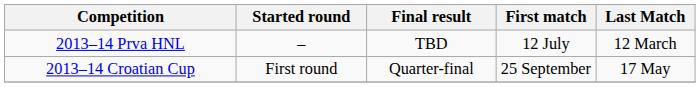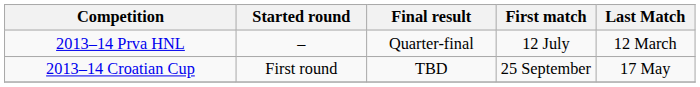(431, 43) TBD -> (431, 43) Quarter-final
(431, 69) Quarter-final -> (431, 69) TBD
